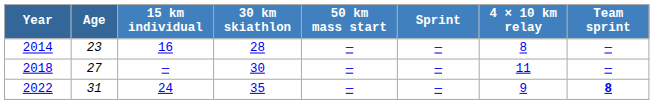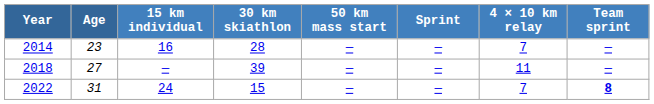(523, 49) 8 -> (523, 49) 7
(257, 69) 30 -> (257, 69) 39
(257, 89) 35 -> (257, 89) 15
(523, 89) 9 -> (523, 89) 7
